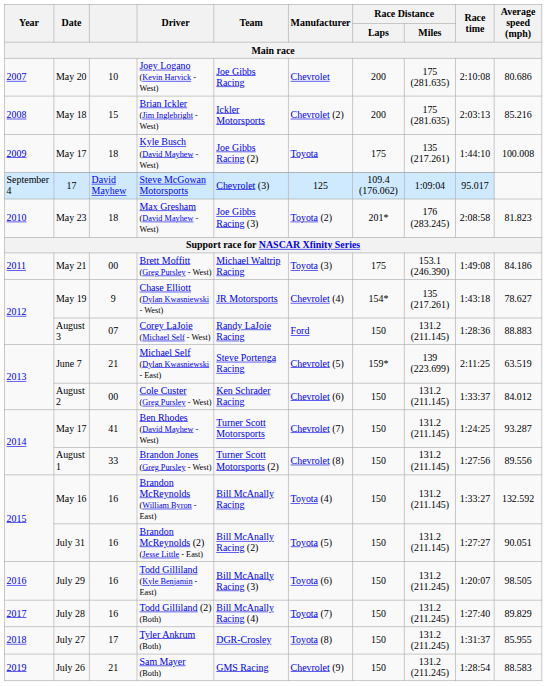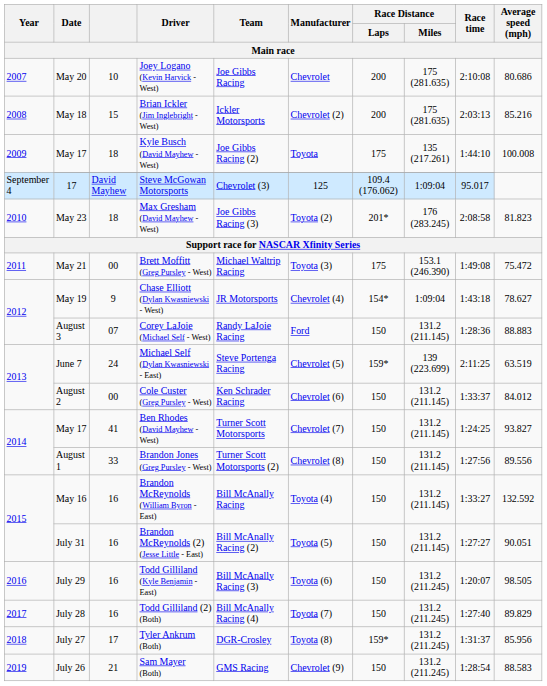(518, 266) 84.186 -> (518, 266) 75.472
(430, 299) 135 (217.261) -> (430, 299) 1:09:04
(113, 363) 21 -> (113, 363) 24
(518, 428) 93.287 -> (518, 428) 93.827
(378, 640) 150 -> (378, 640) 159*
(518, 640) 85.955 -> (518, 640) 85.956
